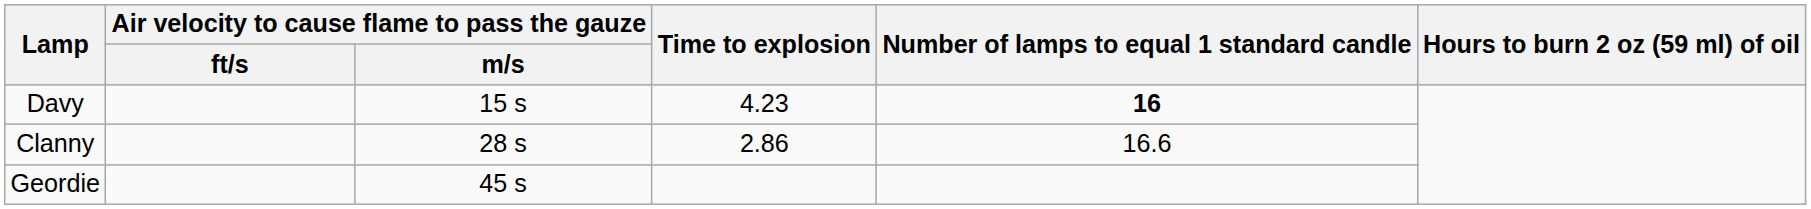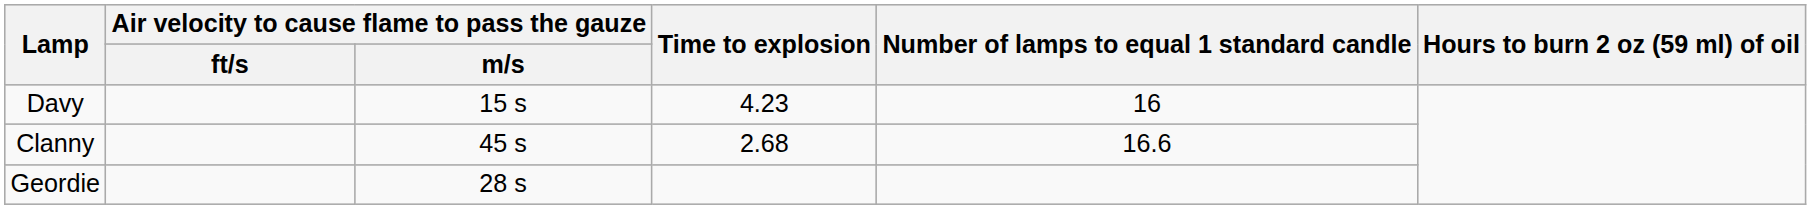(1147, 104) bold -> (1147, 104) normal
(503, 143) 28 s -> (503, 143) 45 s
(764, 143) 2.86 -> (764, 143) 2.68
(503, 183) 45 s -> (503, 183) 28 s
